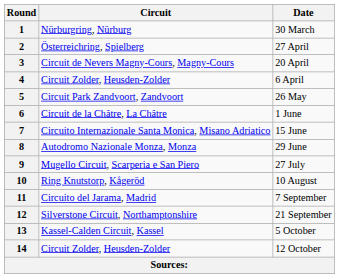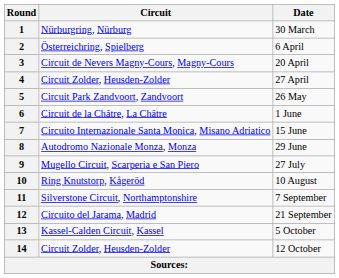(292, 46) 27 April -> (290, 46) 6 April
(290, 79) 6 April -> (292, 79) 27 April
(99, 197) Circuito del Jarama, Madrid -> (119, 197) Silverstone Circuit, Northamptonshire
(119, 214) Silverstone Circuit, Northamptonshire -> (99, 214) Circuito del Jarama, Madrid
